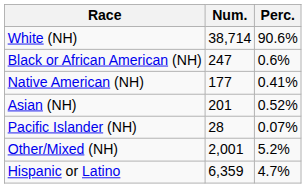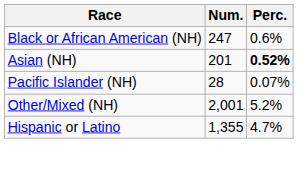- row: (43, 37)
- row: (76, 82)
(278, 104) normal -> (270, 60) bold
(226, 171) 6,359 -> (226, 127) 1,355
